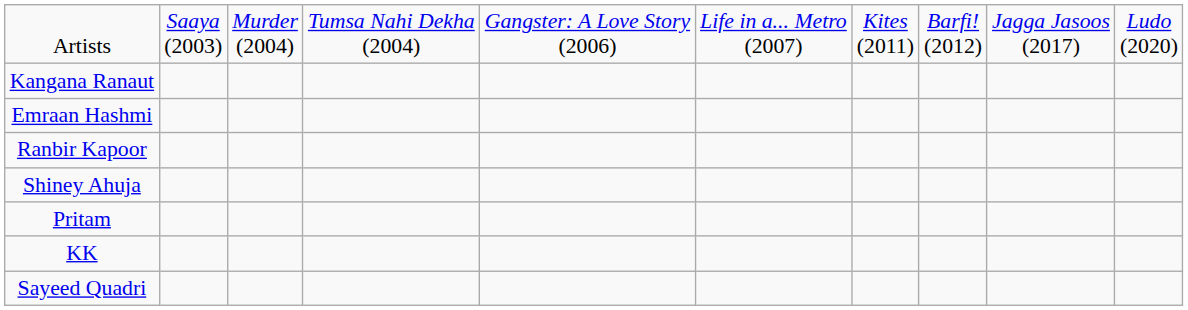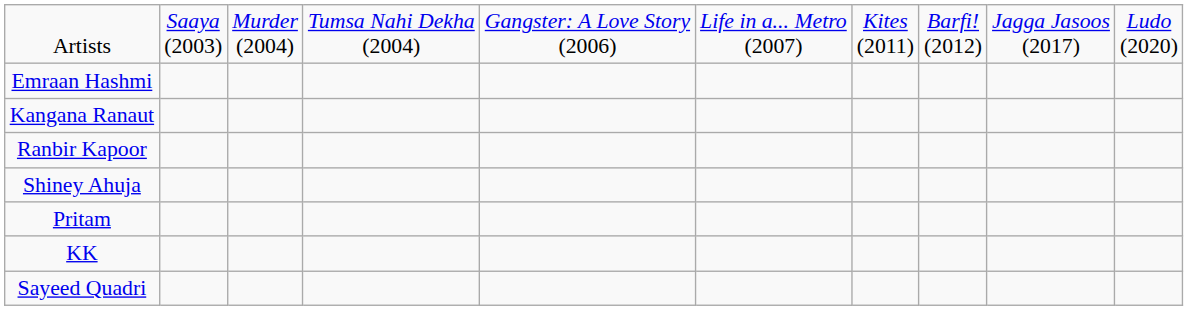rows swapped: (82, 115) <-> (82, 80)
